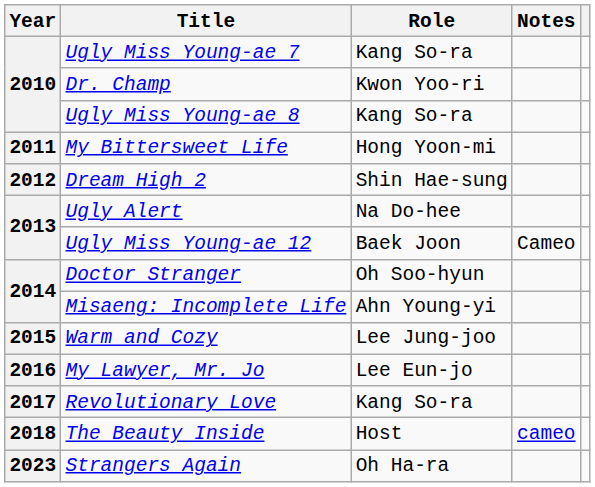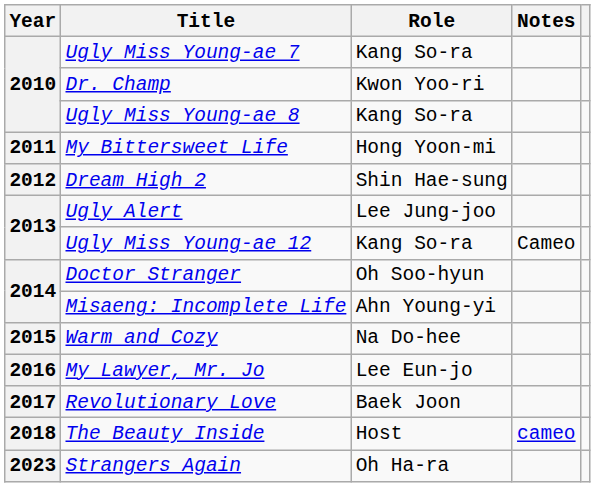(408, 211) Na Do-hee -> (426, 211) Lee Jung-joo
(408, 243) Baek Joon -> (414, 243) Kang So-ra
(426, 338) Lee Jung-joo -> (408, 338) Na Do-hee
(414, 402) Kang So-ra -> (408, 402) Baek Joon
